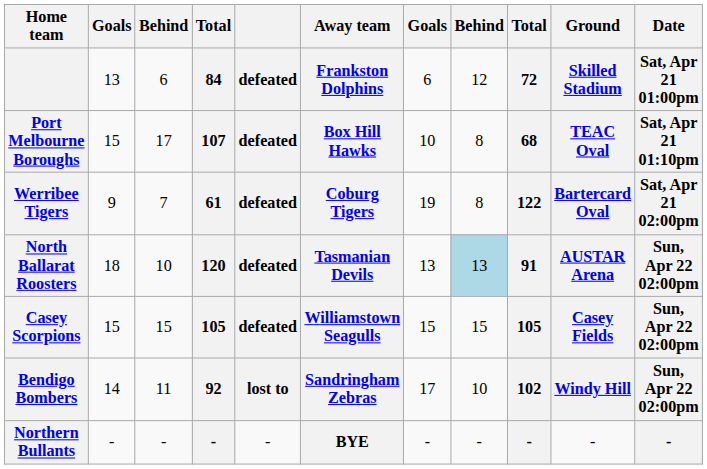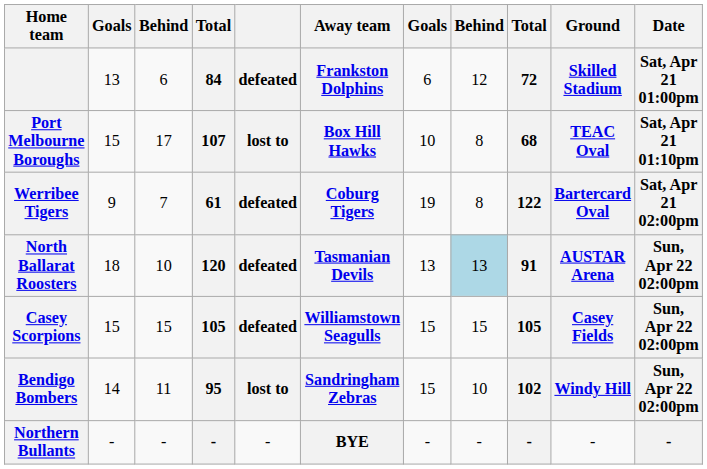(268, 141) defeated -> (268, 141) lost to
(213, 389) 92 -> (213, 389) 95
(427, 389) 17 -> (427, 389) 15
